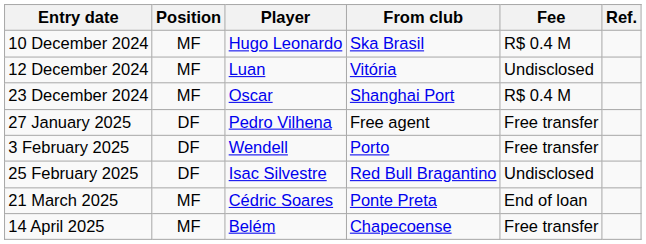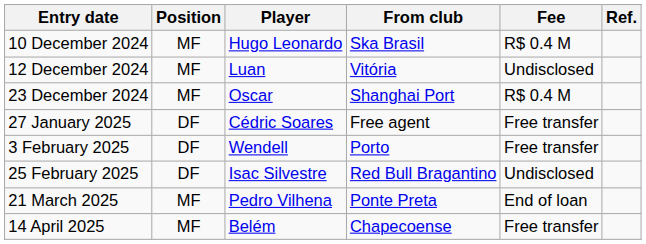(280, 122) Pedro Vilhena -> (281, 122) Cédric Soares
(281, 200) Cédric Soares -> (280, 200) Pedro Vilhena
